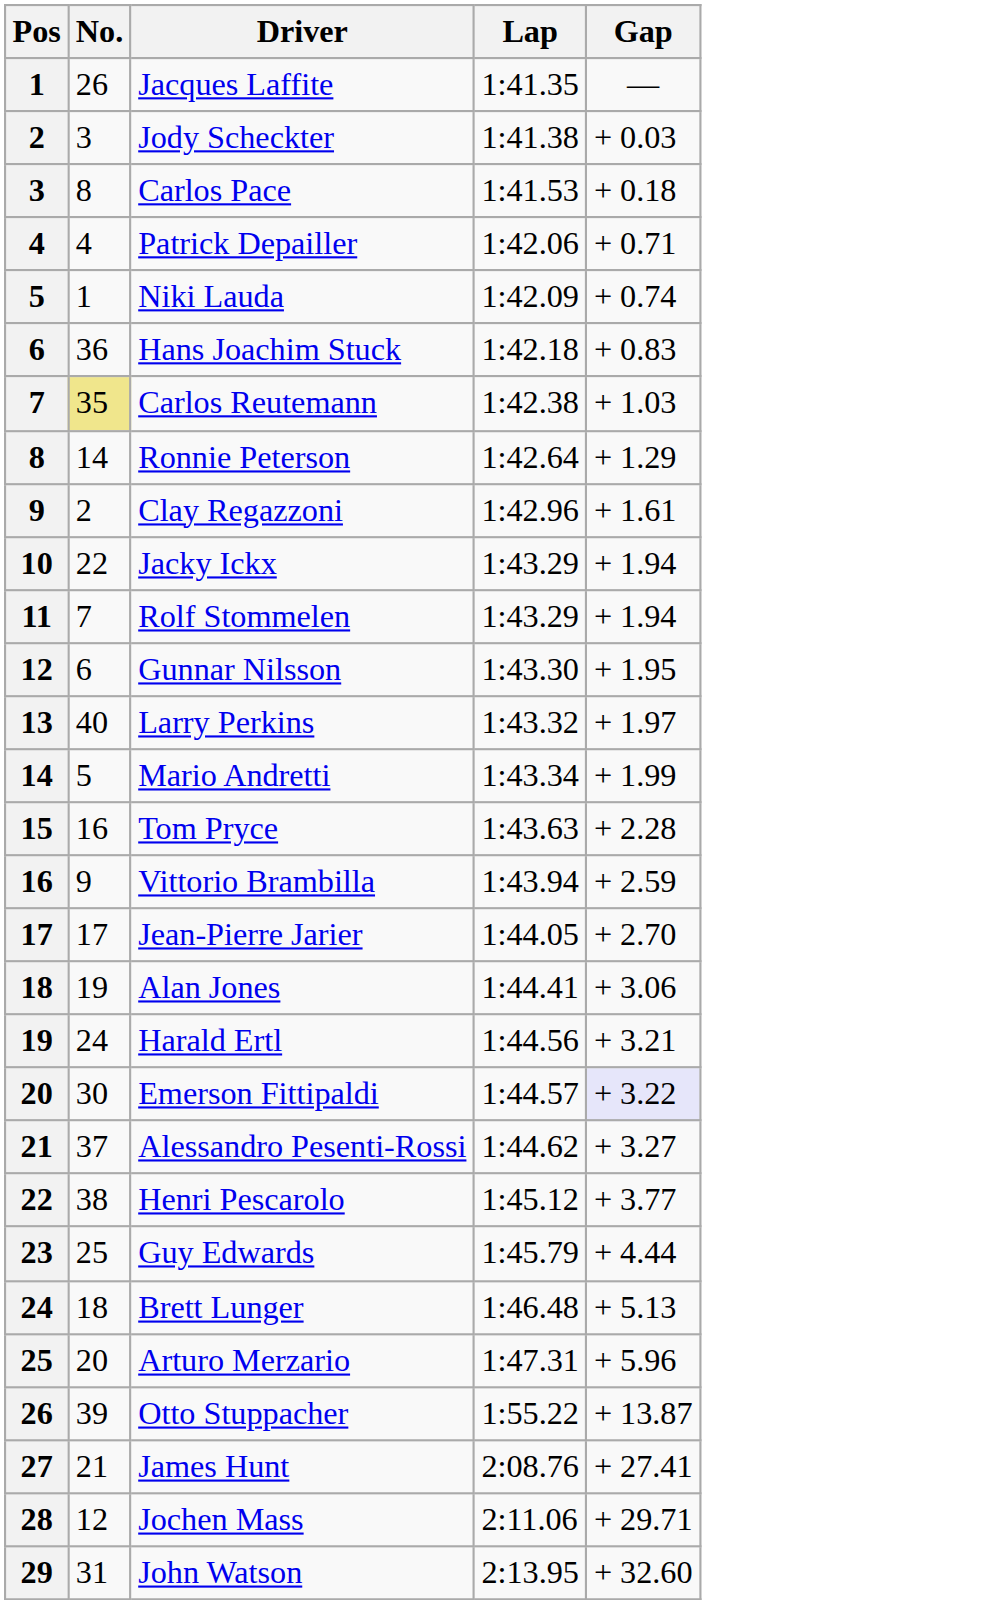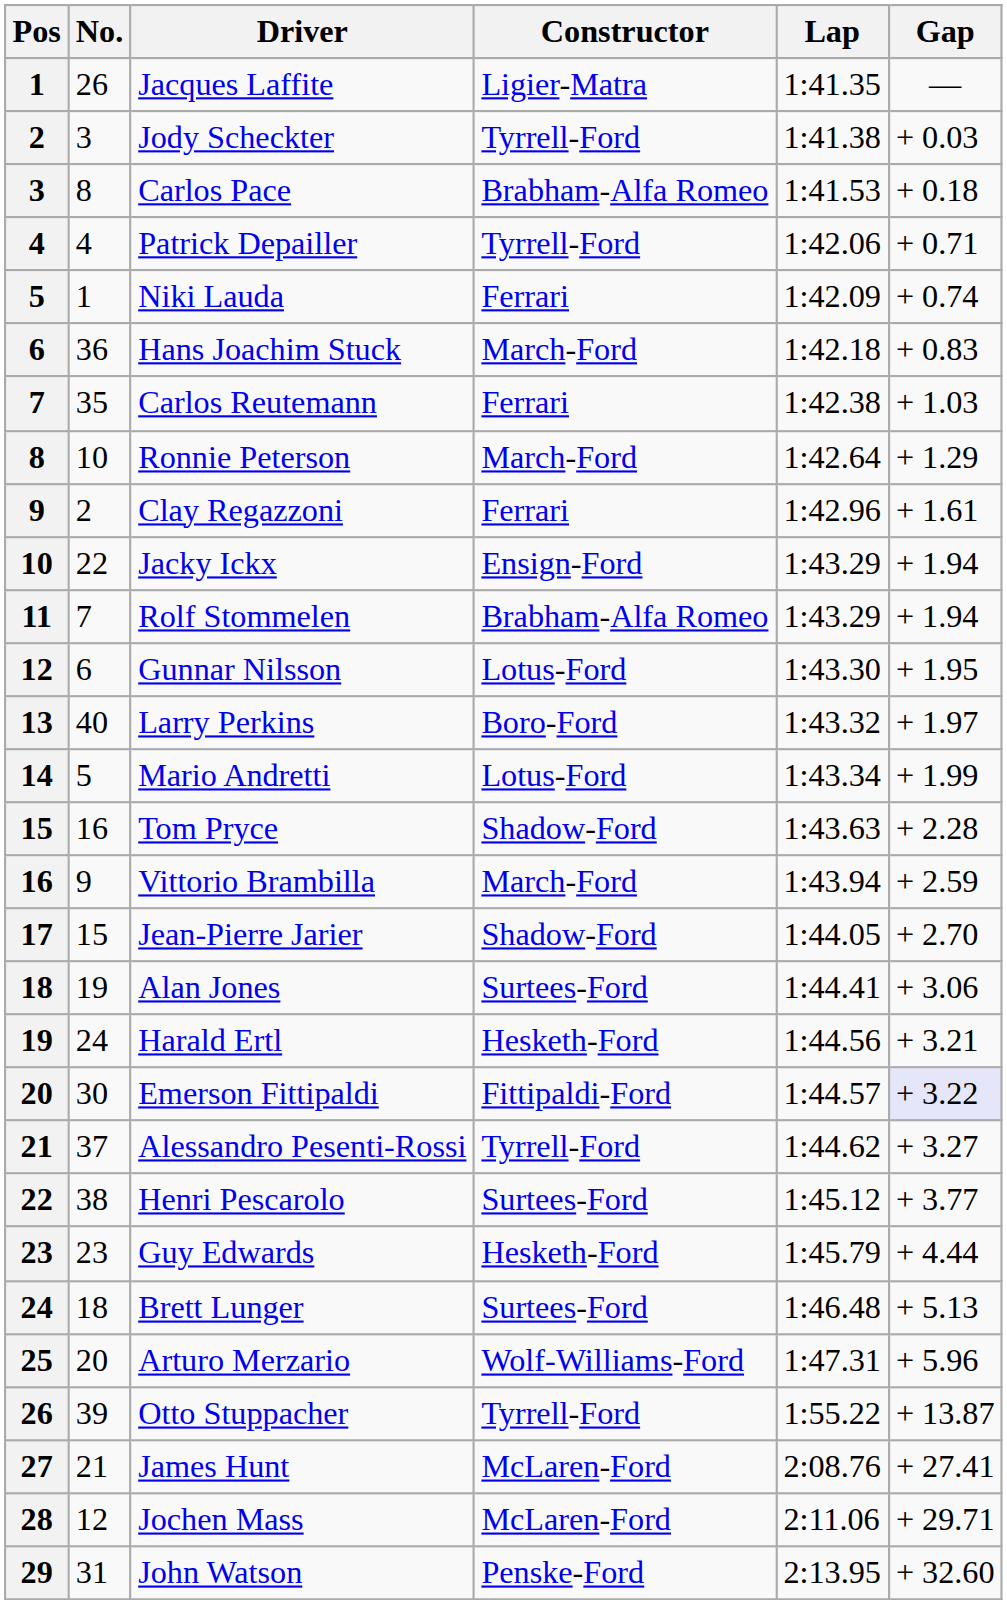+ column: (625, 31)
(92, 403) khaki background -> (92, 403) no background
(92, 456) 14 -> (92, 456) 10
(92, 934) 17 -> (92, 934) 15
(92, 1253) 25 -> (92, 1253) 23
